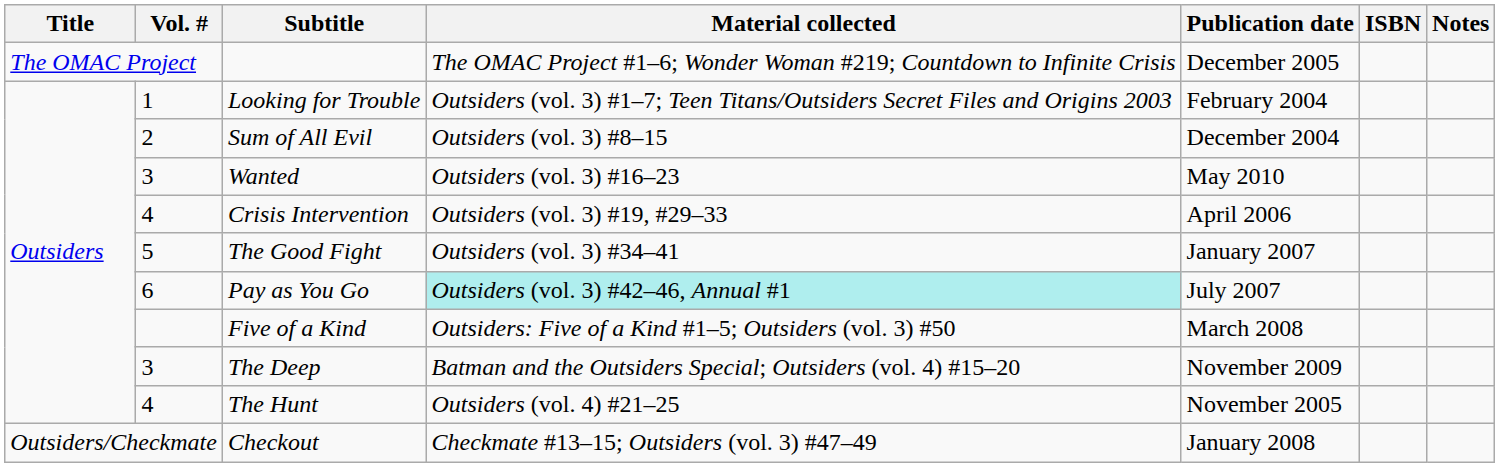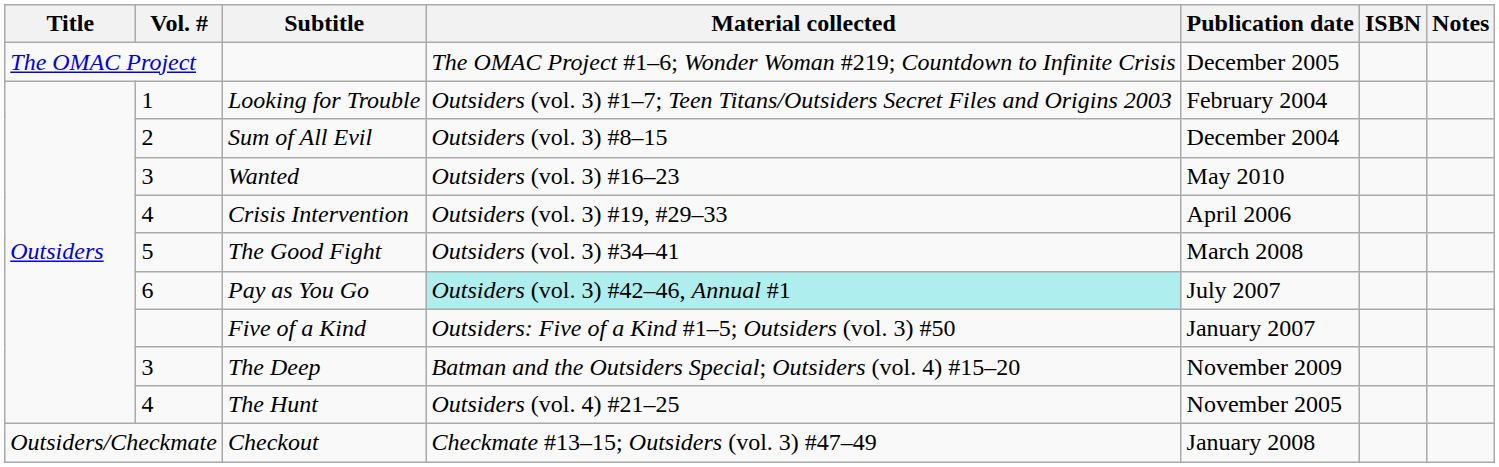(1251, 251) January 2007 -> (1245, 251) March 2008
(1245, 328) March 2008 -> (1251, 328) January 2007
